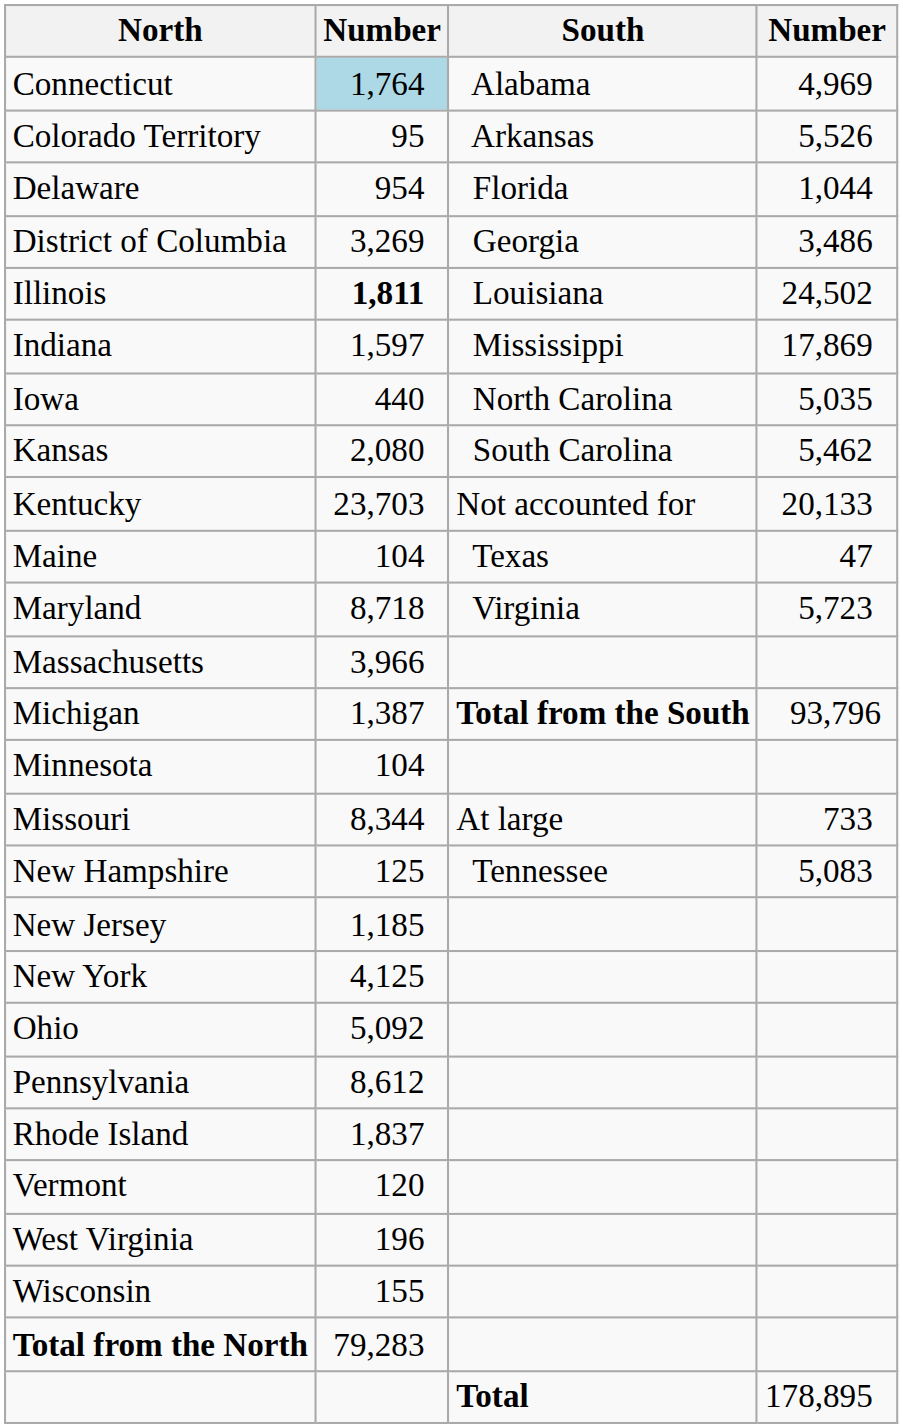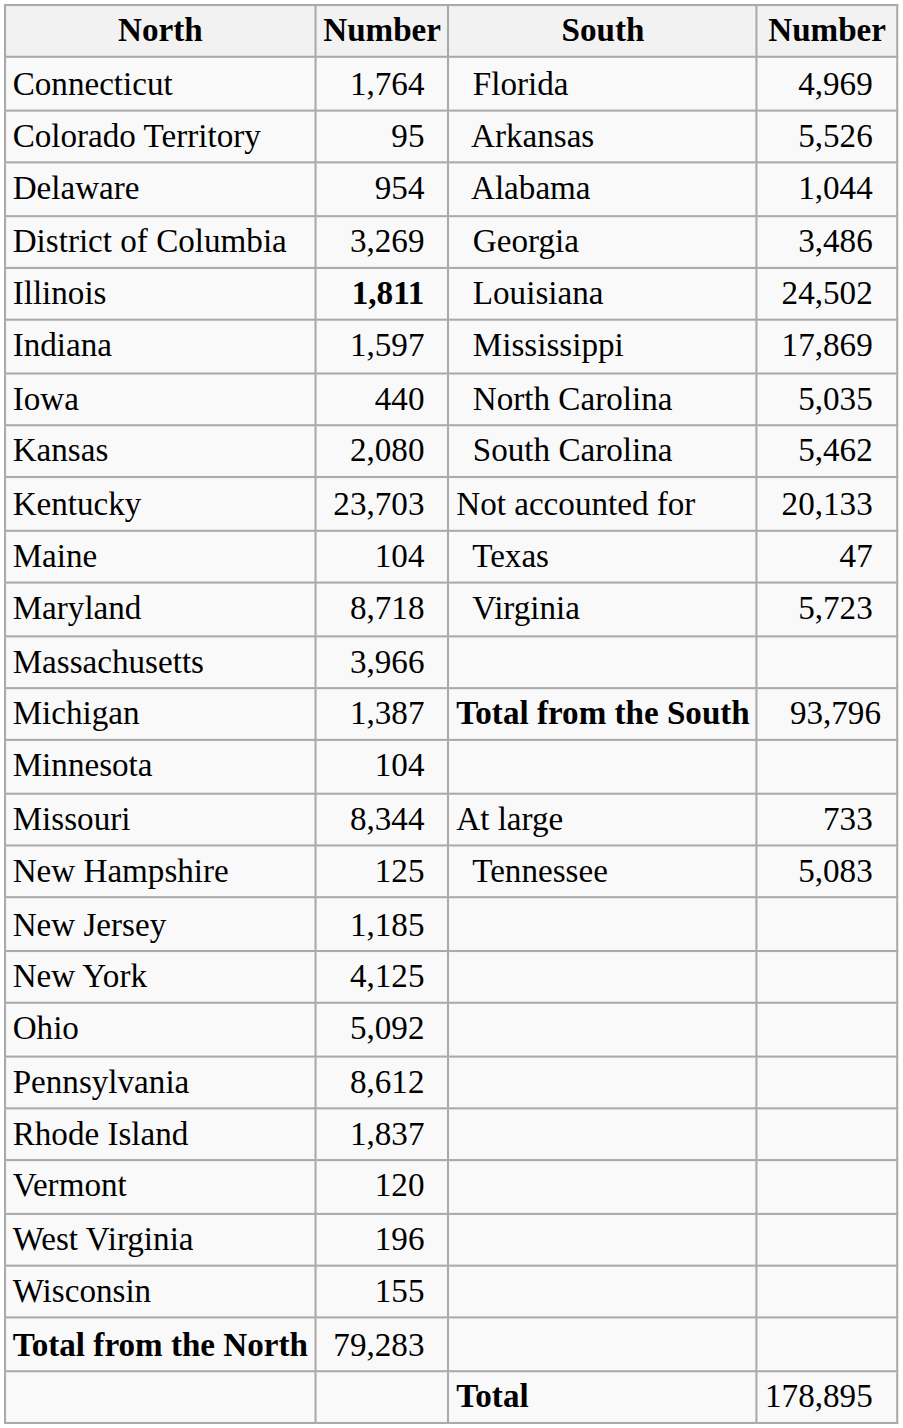(395, 83) lightblue background -> (395, 83) no background
(523, 83) Alabama -> (512, 83) Florida
(512, 188) Florida -> (523, 188) Alabama
